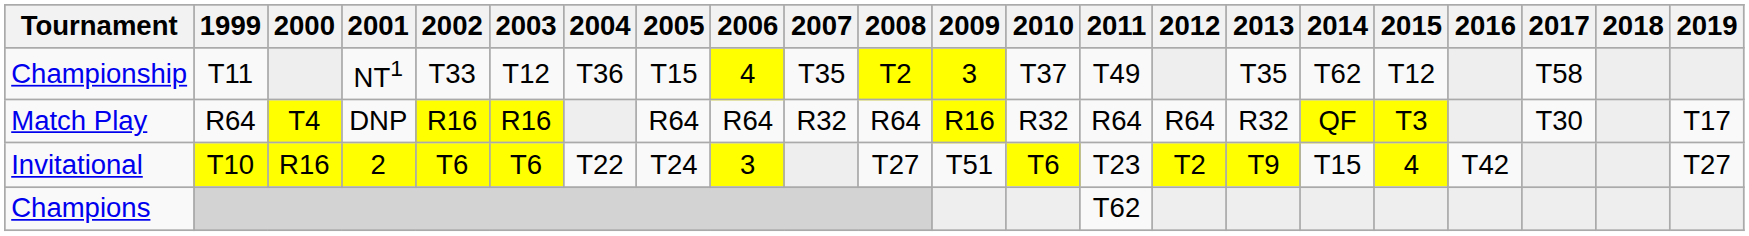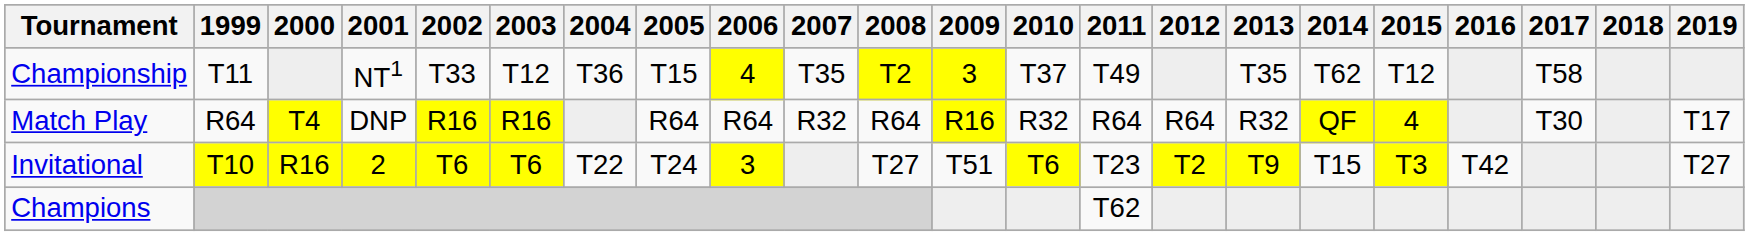(1411, 121) T3 -> (1411, 121) 4
(1411, 164) 4 -> (1411, 164) T3
